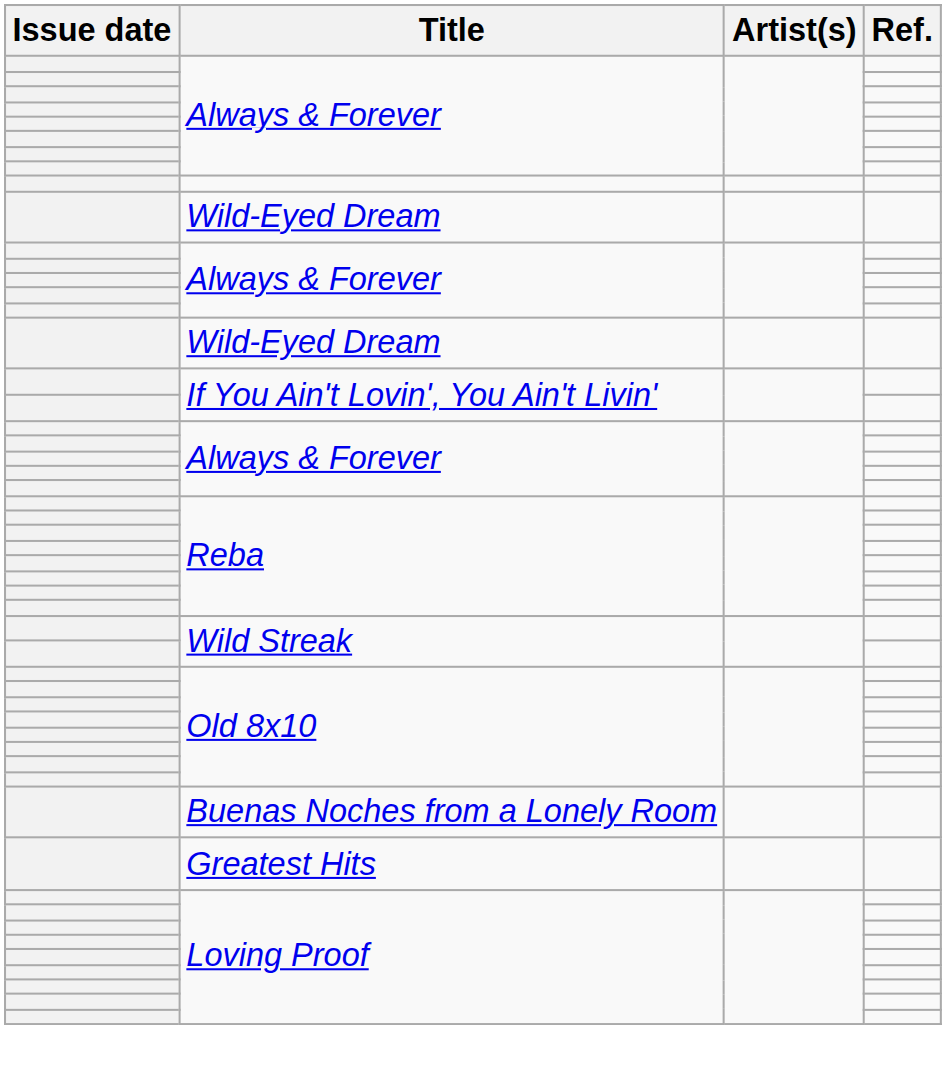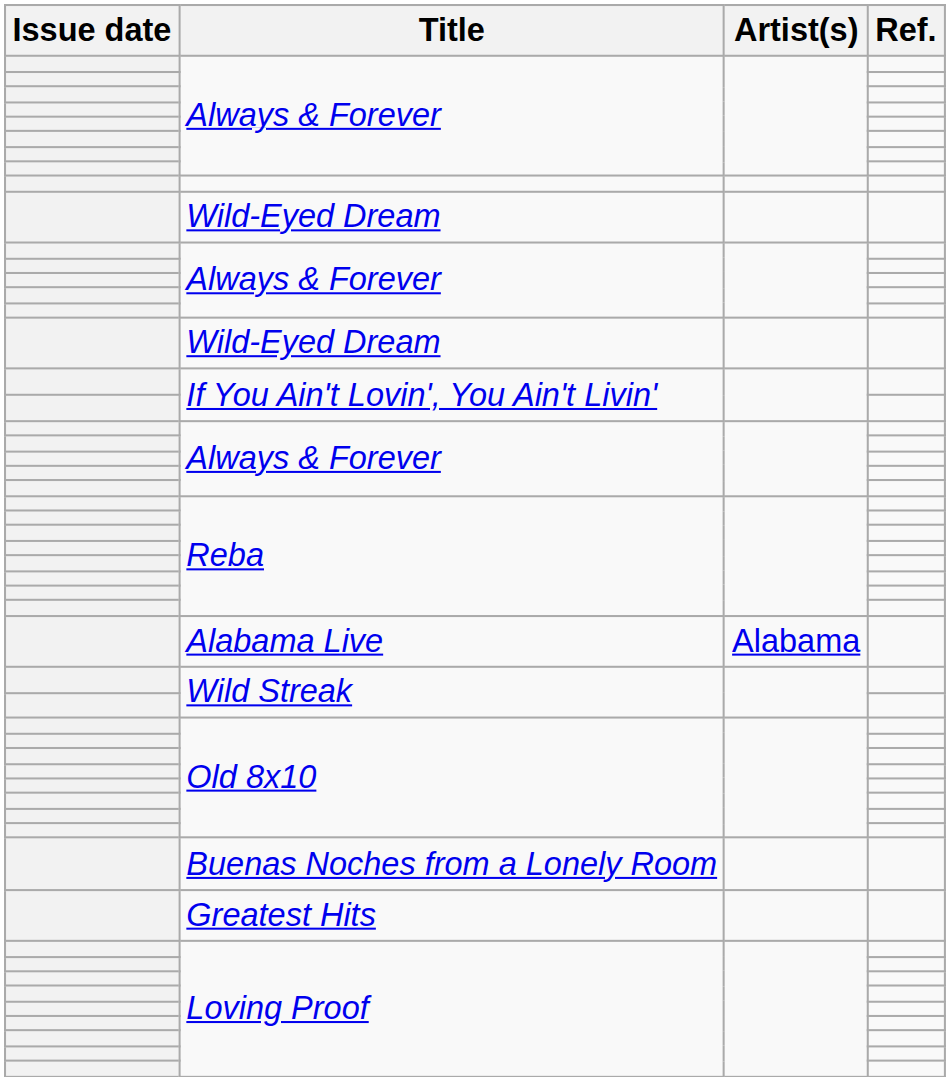+ row: (285, 640)
